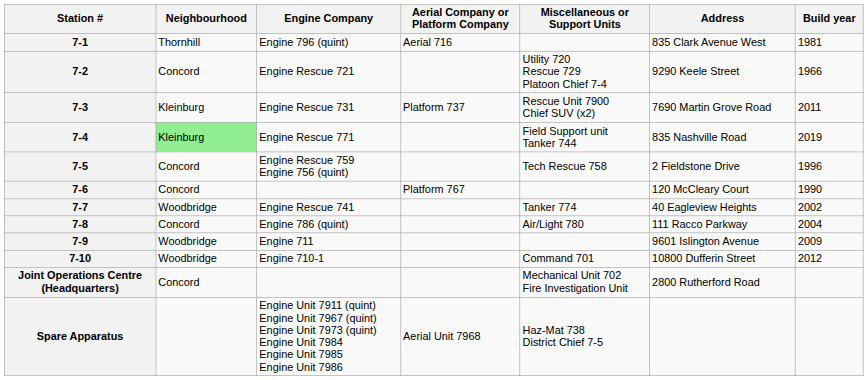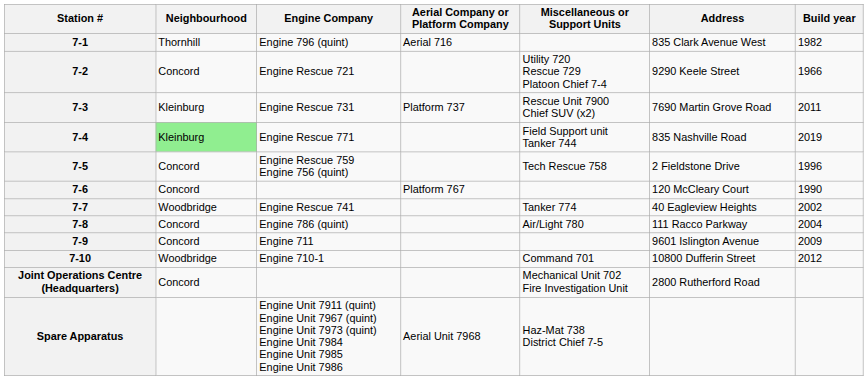(810, 42) 1981 -> (810, 42) 1982
(188, 241) Woodbridge -> (179, 241) Concord
